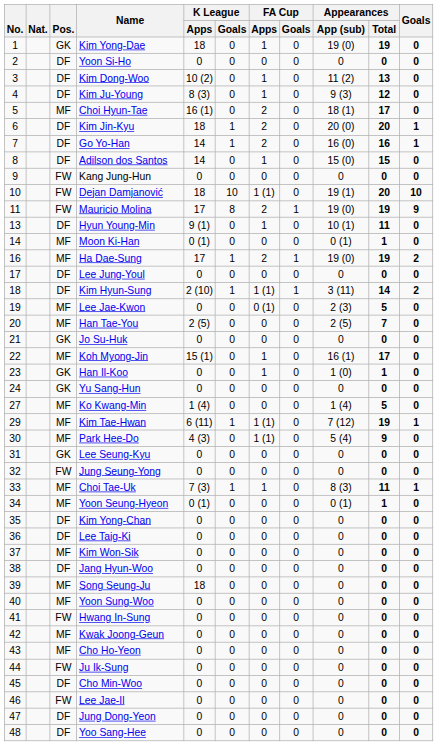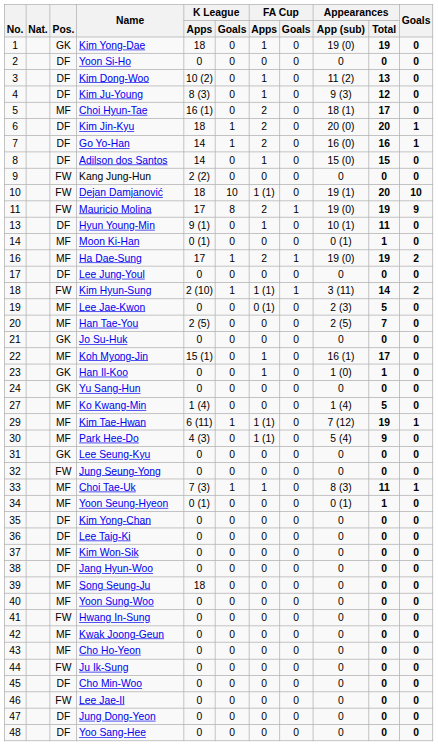(199, 176) 0 -> (199, 176) 2 (2)
(63, 291) DF -> (63, 291) FW
